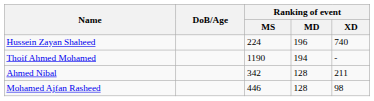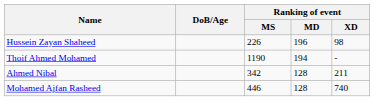(254, 42) 224 -> (254, 42) 226
(341, 42) 740 -> (339, 42) 98
(339, 88) 98 -> (341, 88) 740
